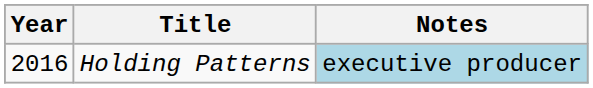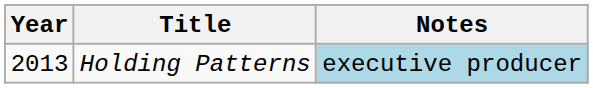(40, 64) 2016 -> (40, 64) 2013
